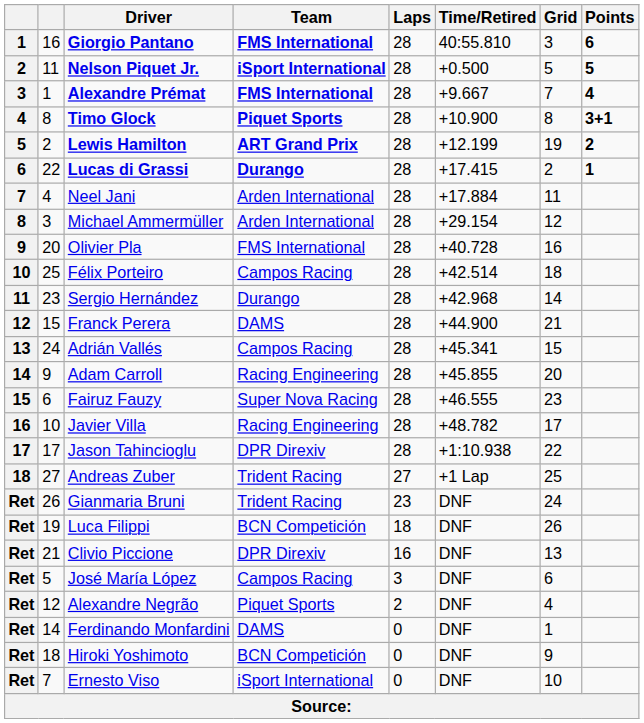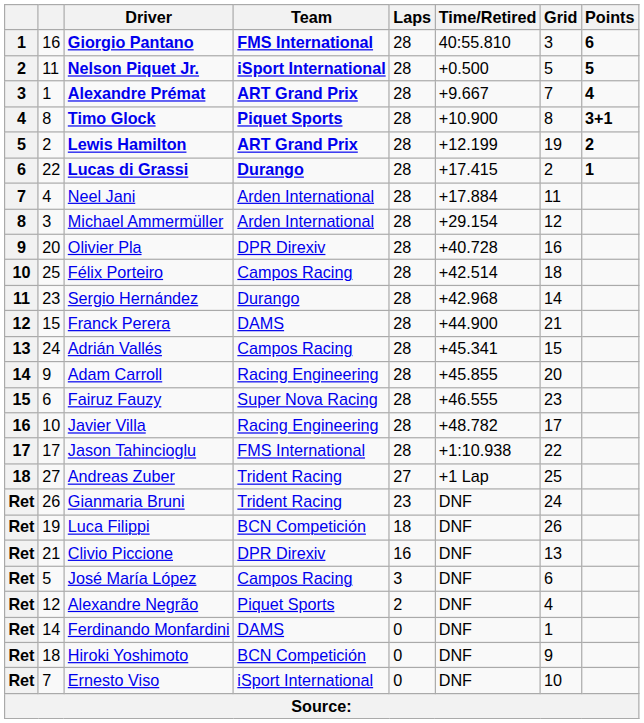(305, 93) FMS International -> (298, 93) ART Grand Prix
(301, 247) FMS International -> (281, 247) DPR Direxiv
(281, 451) DPR Direxiv -> (301, 451) FMS International
